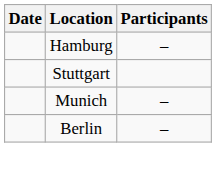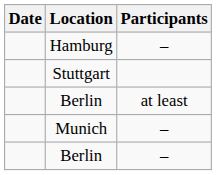+ row: (81, 101)
